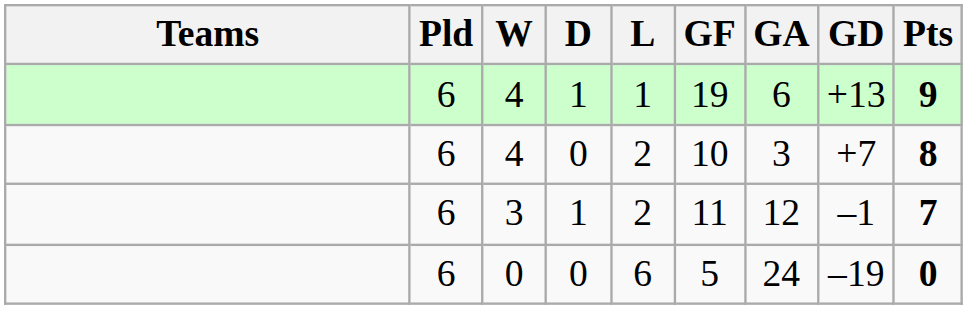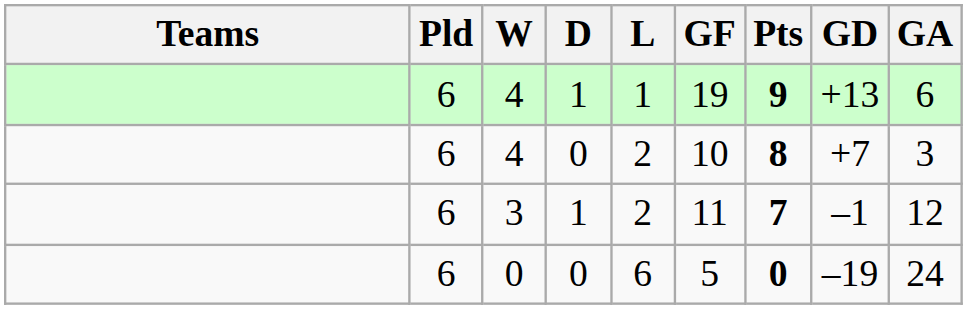columns swapped: (781, 34) <-> (928, 34)
